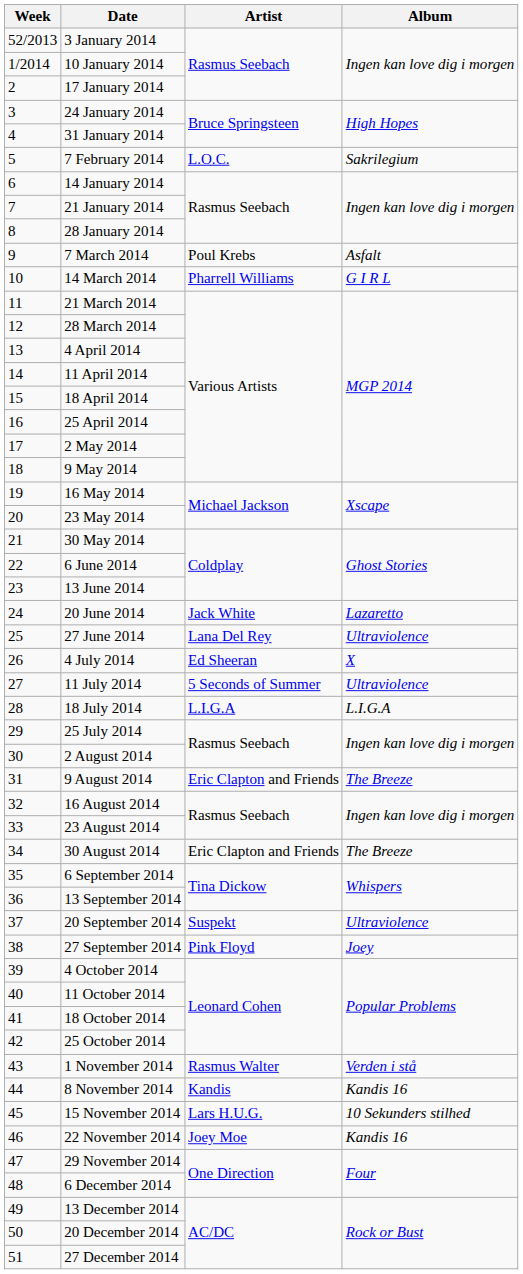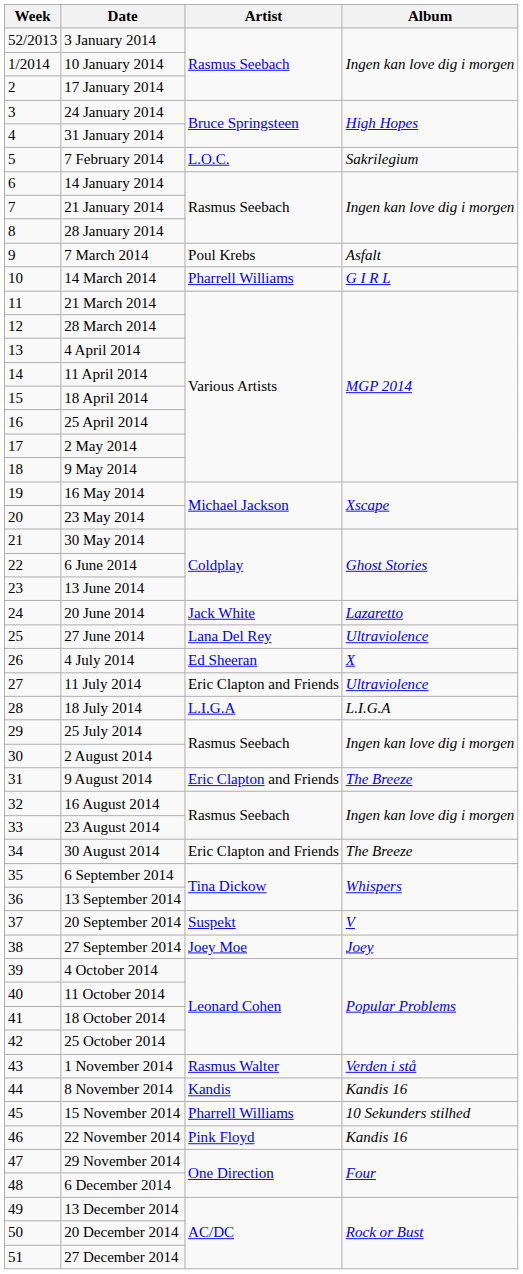(254, 684) 5 Seconds of Summer -> (263, 684) Eric Clapton and Friends
(387, 922) Ultraviolence -> (350, 922) V
(221, 946) Pink Floyd -> (218, 946) Joey Moe
(225, 1113) Lars H.U.G. -> (241, 1113) Pharrell Williams
(218, 1137) Joey Moe -> (221, 1137) Pink Floyd
